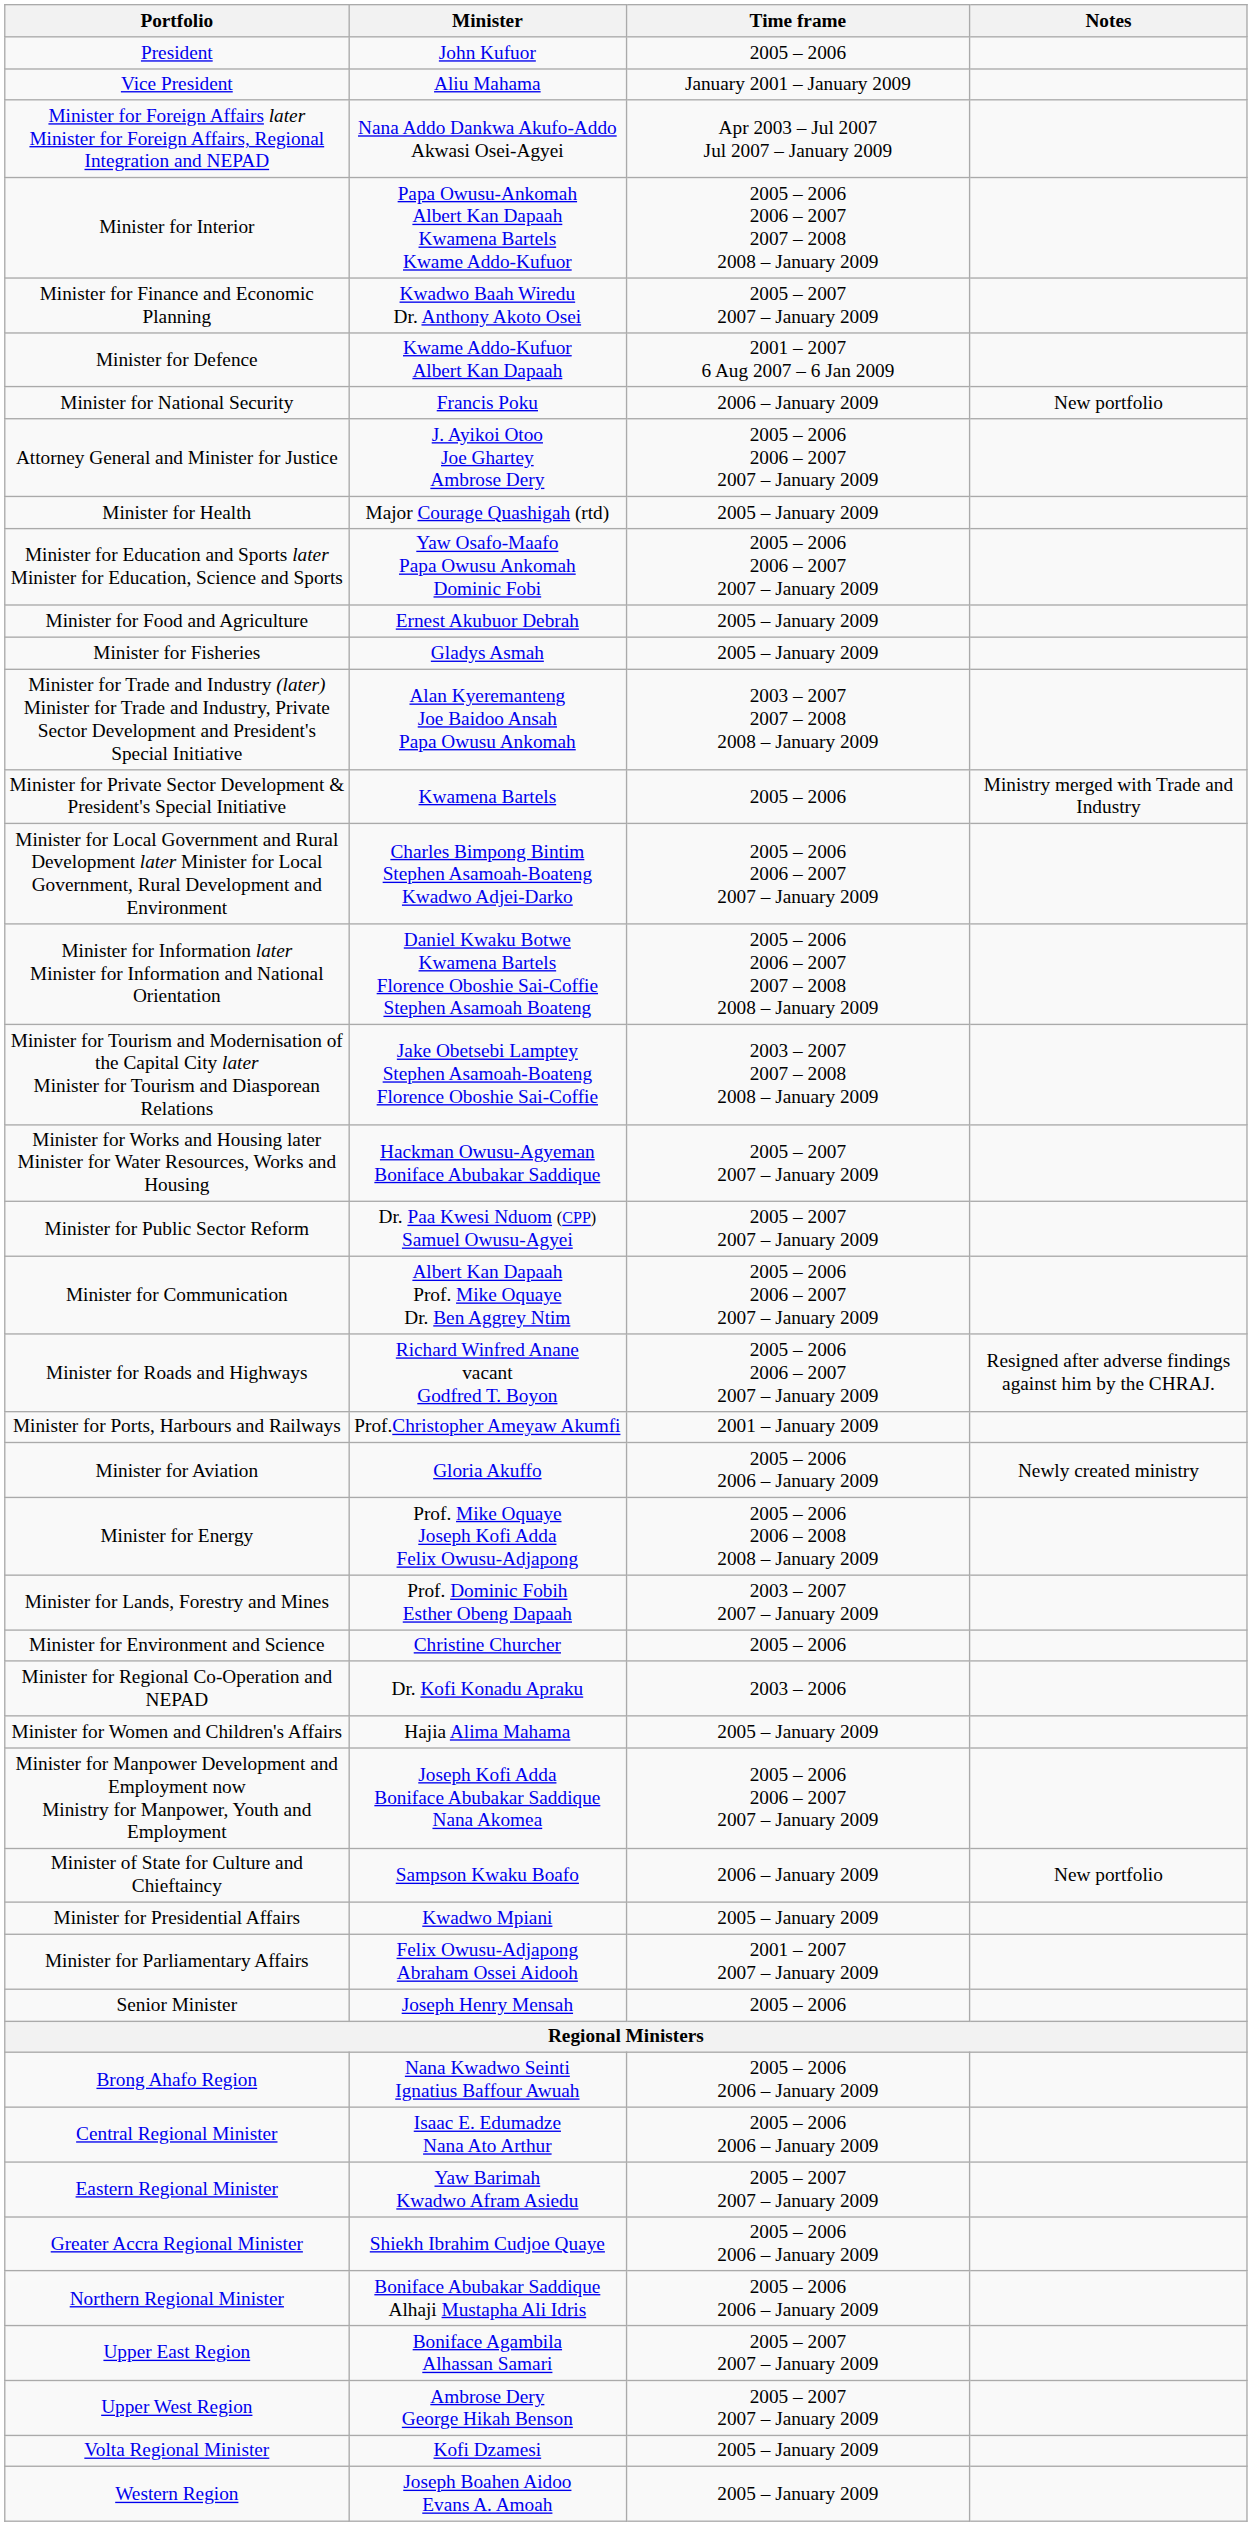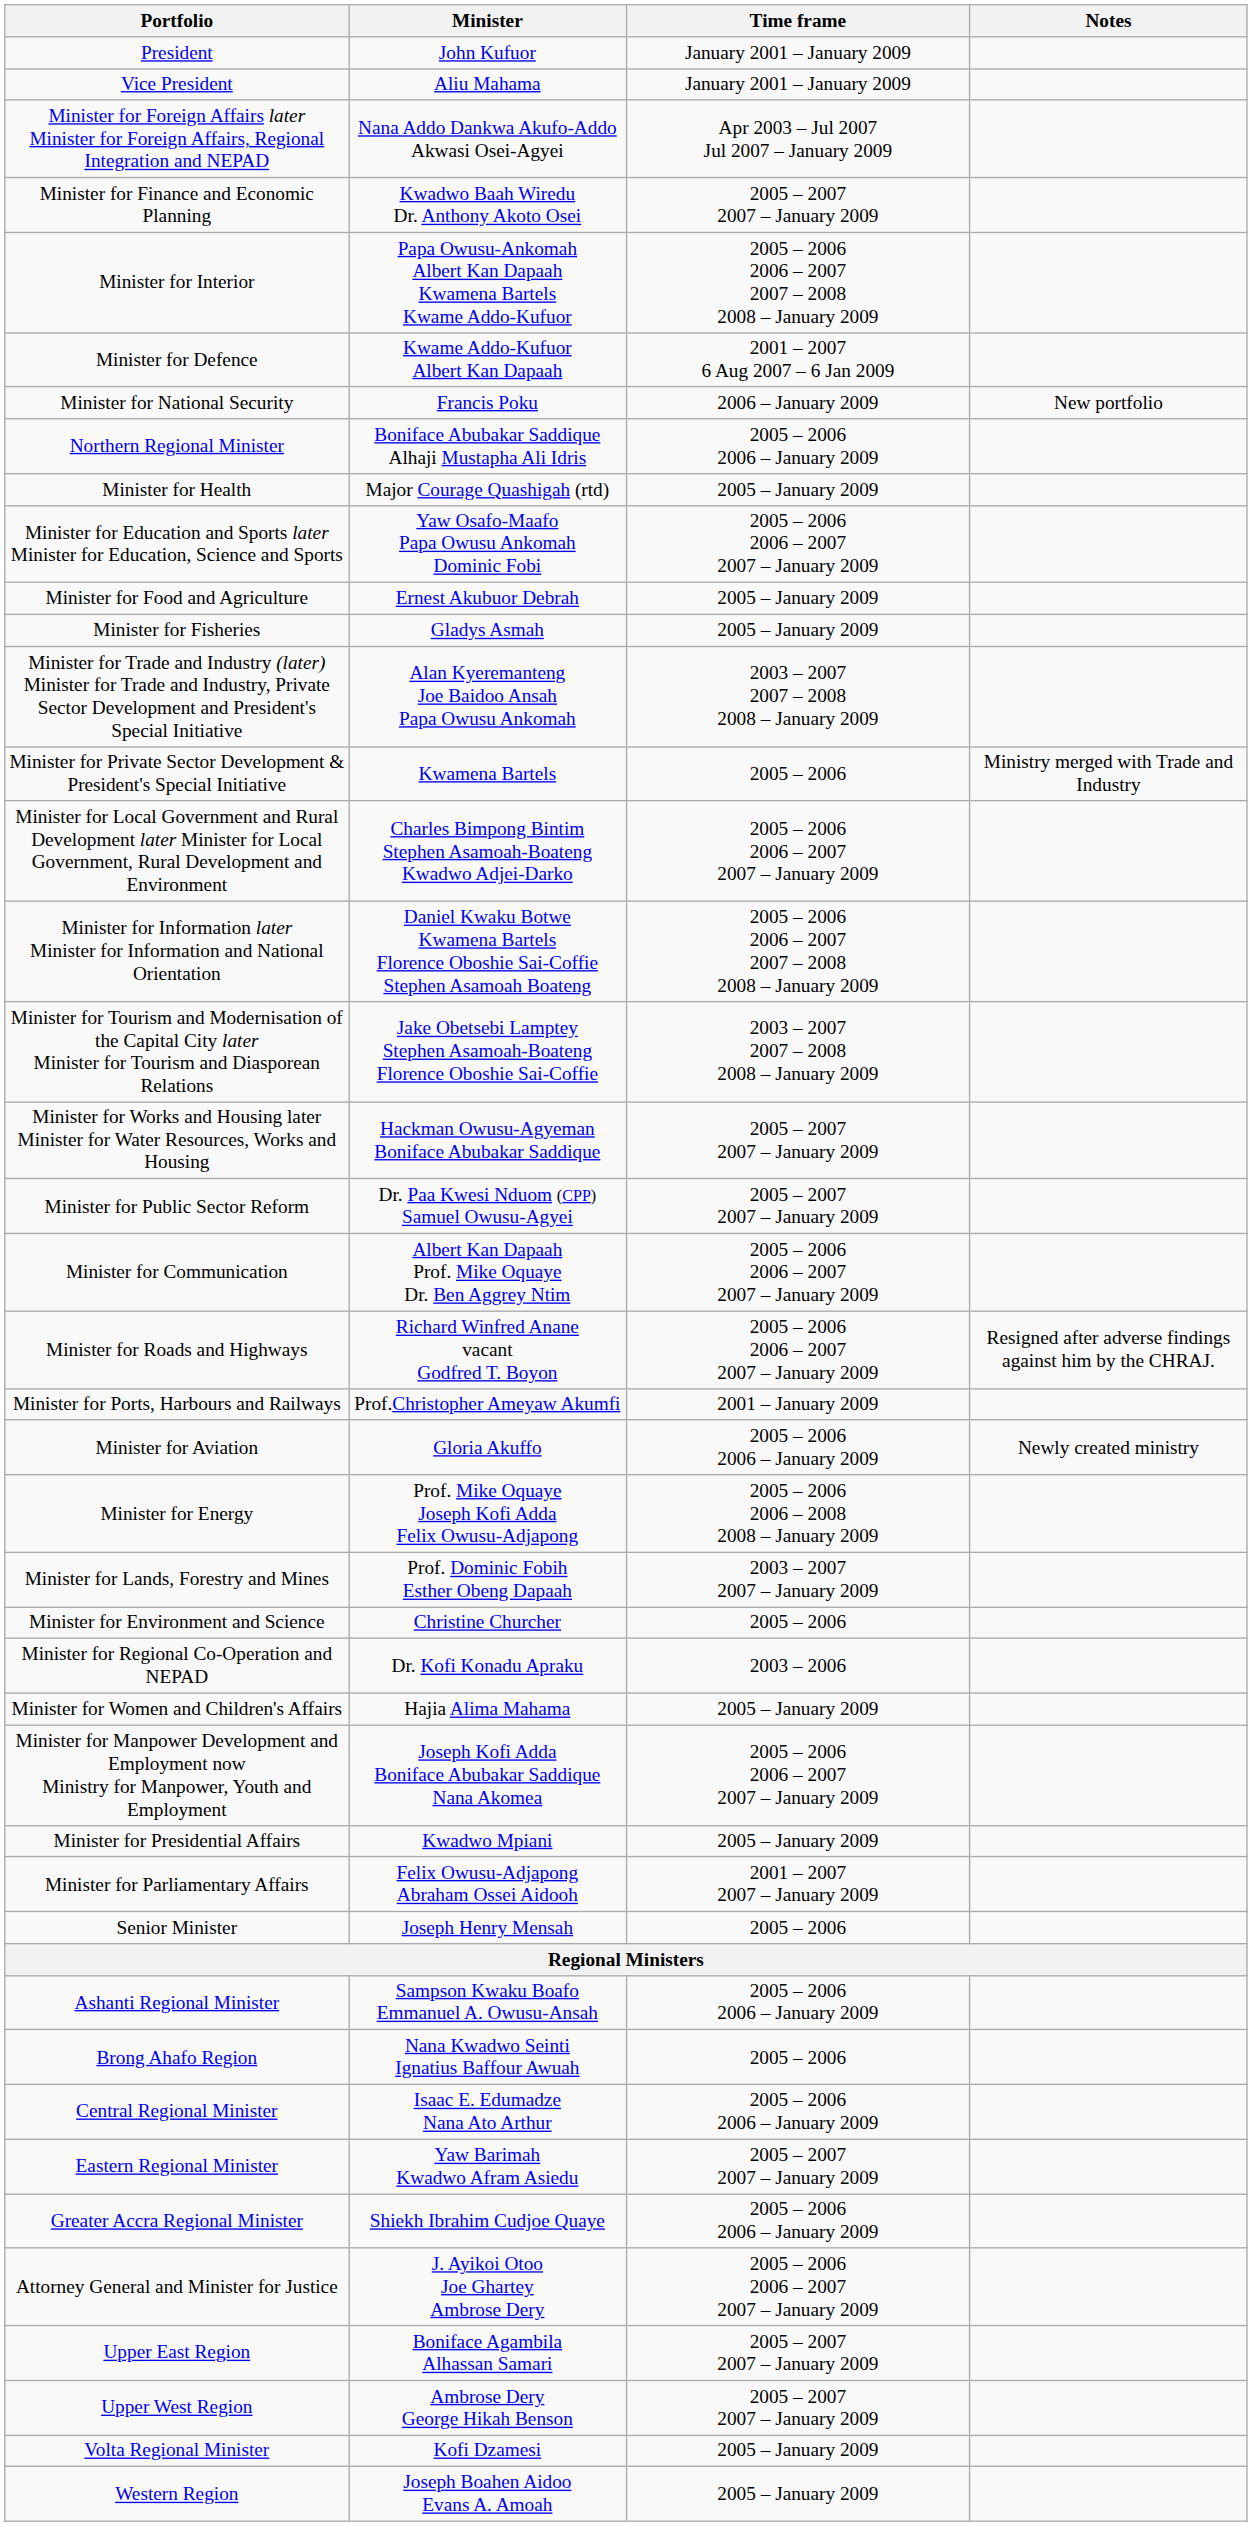(798, 52) 2005 – 2006 -> (798, 52) January 2001 – January 2009
rows swapped: (177, 227) <-> (177, 305)
rows swapped: (177, 457) <-> (177, 2298)
- row: (177, 1875)
+ row: (177, 2002)
(798, 2080) 2005 – 2006 2006 – January 2009 -> (798, 2057) 2005 – 2006
